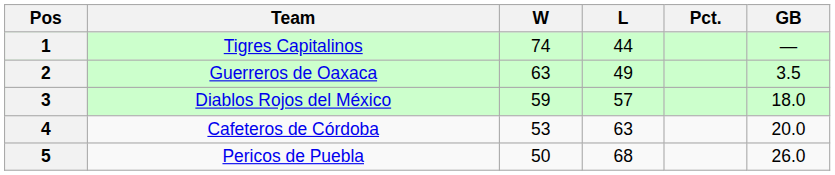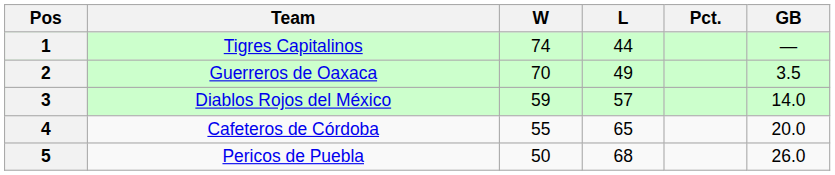(541, 73) 63 -> (541, 73) 70
(788, 101) 18.0 -> (788, 101) 14.0
(541, 128) 53 -> (541, 128) 55
(623, 128) 63 -> (623, 128) 65
